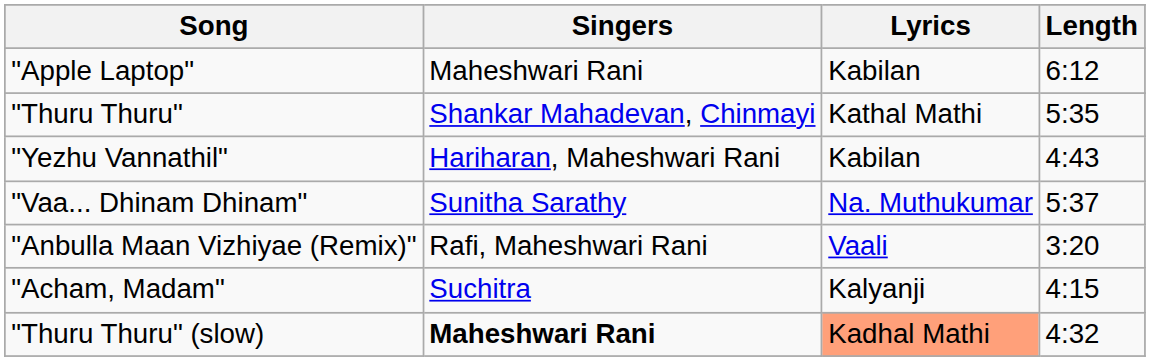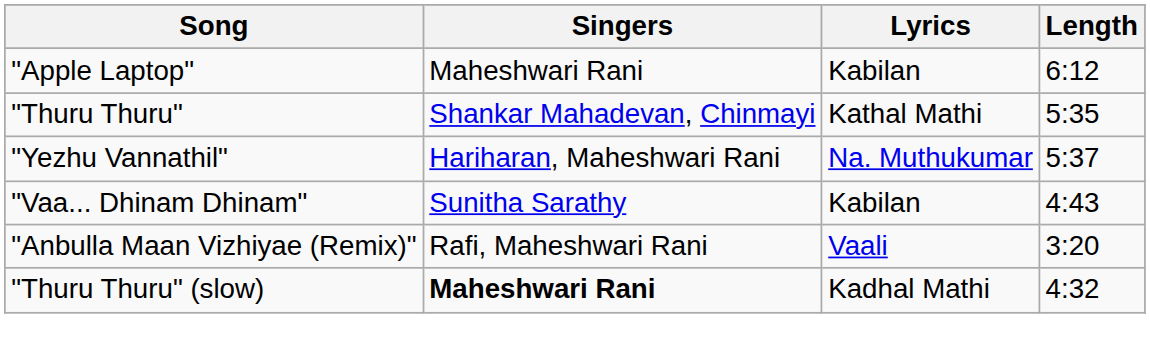(874, 158) Kabilan -> (931, 158) Na. Muthukumar
(1073, 158) 4:43 -> (1073, 158) 5:37
(931, 202) Na. Muthukumar -> (874, 202) Kabilan
(1073, 202) 5:37 -> (1073, 202) 4:43
- row: (118, 289)
(909, 333) lightsalmon background -> (909, 289) no background
